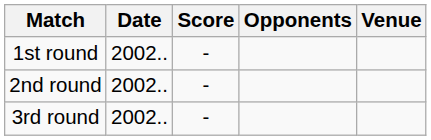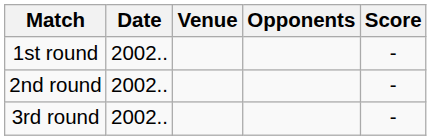columns swapped: (391, 20) <-> (206, 20)
